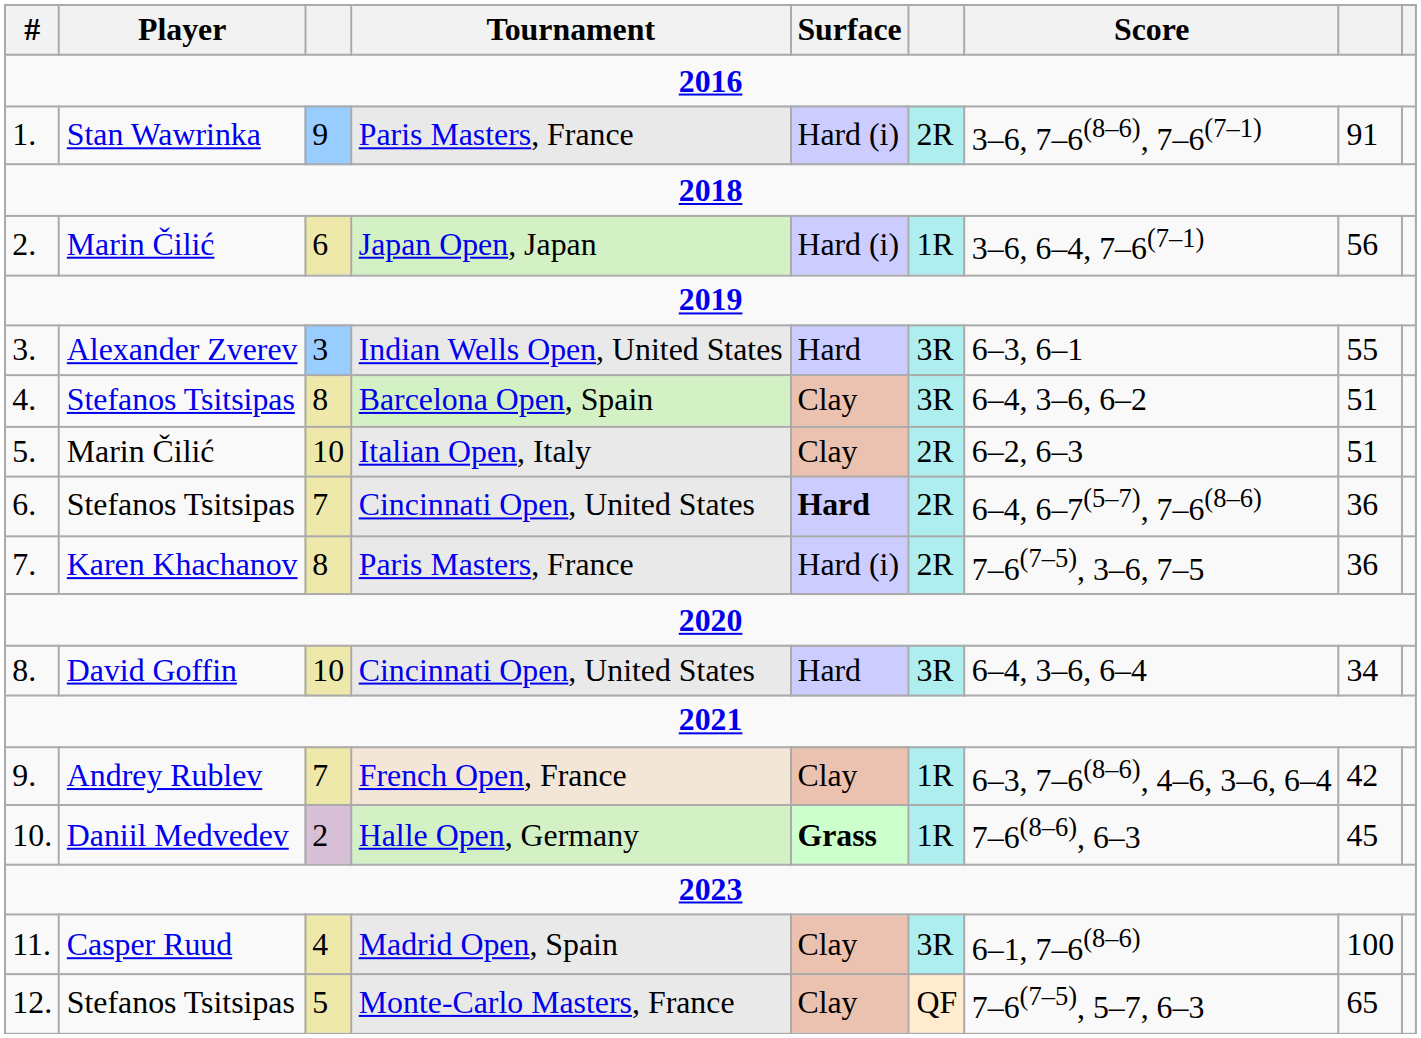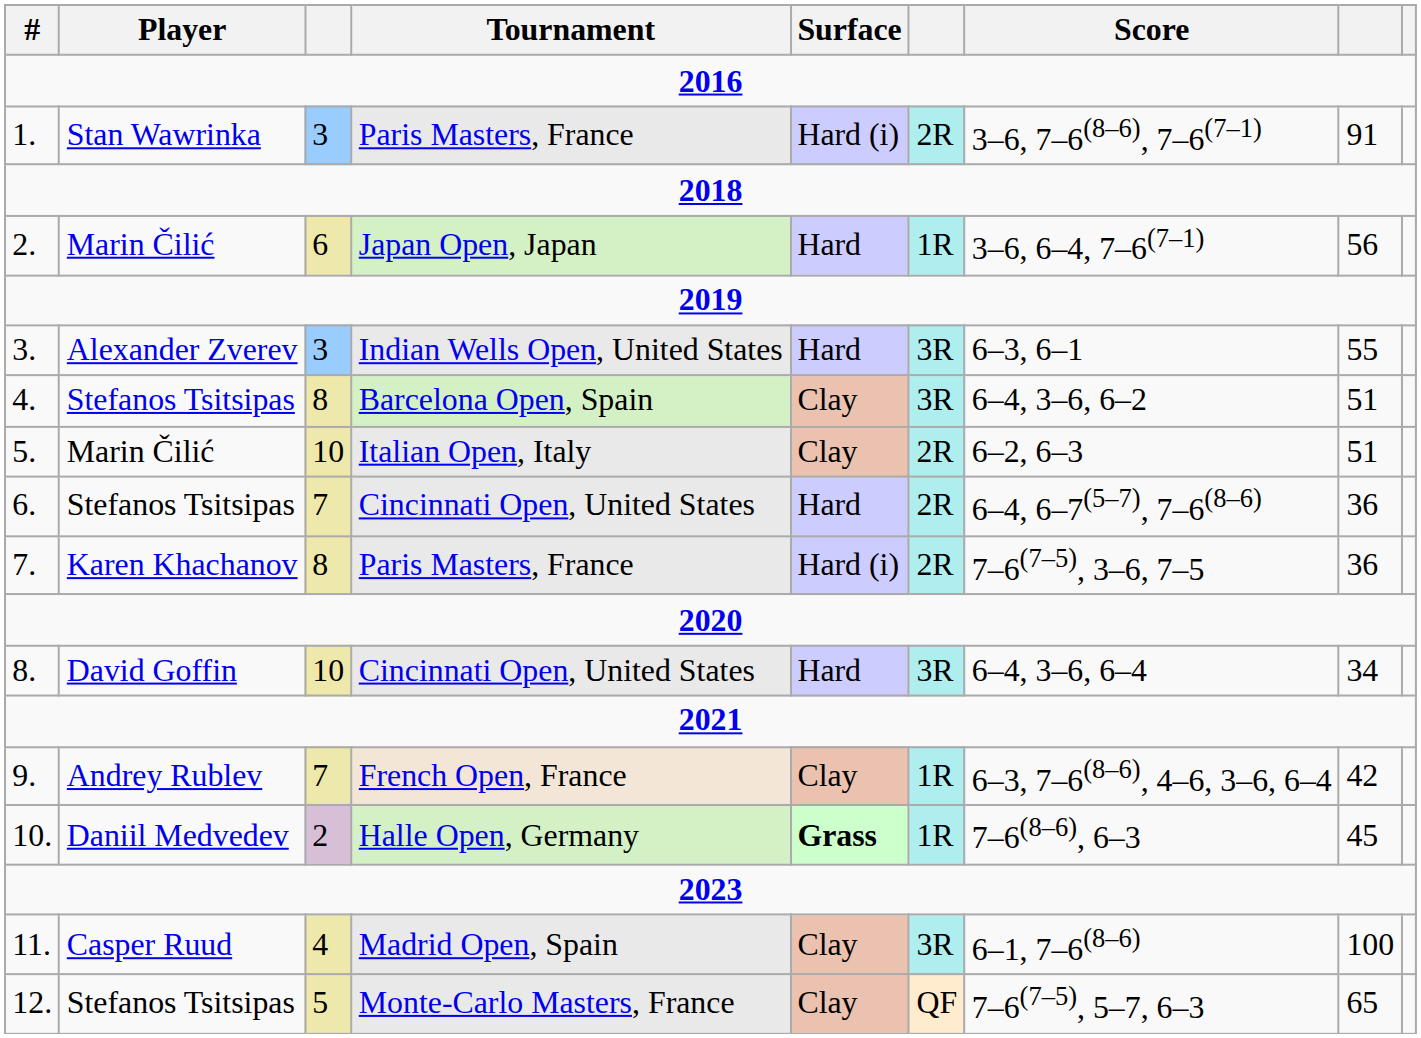(320, 135) 9 -> (320, 135) 3
(848, 244) Hard (i) -> (829, 244) Hard
(834, 505) bold -> (829, 505) normal
